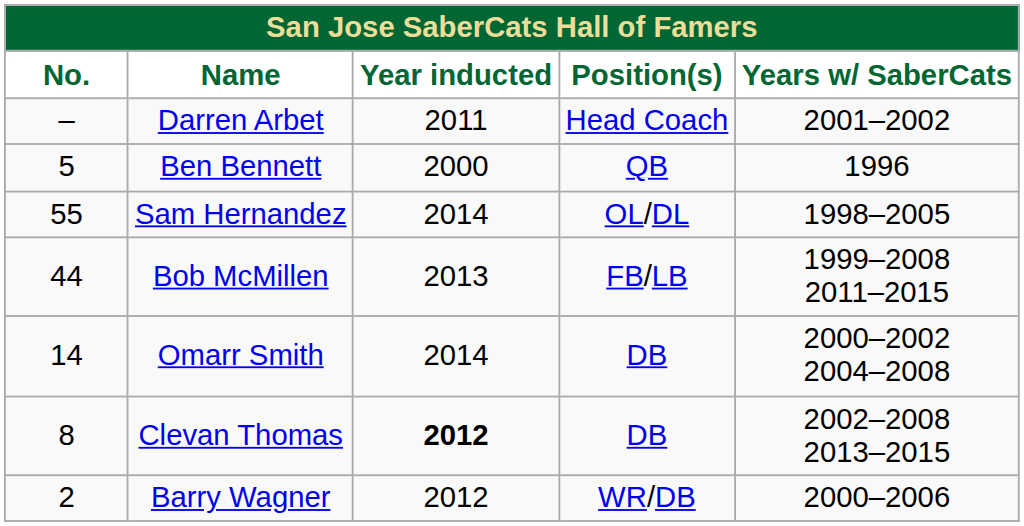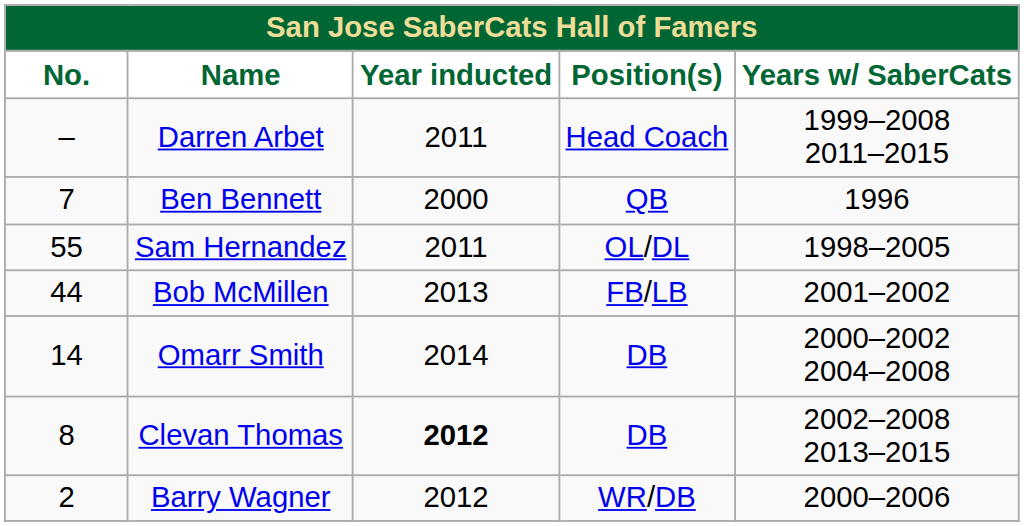(877, 120) 2001–2002 -> (877, 137) 1999–2008 2011–2015
(67, 167) 5 -> (67, 199) 7
(456, 213) 2014 -> (456, 246) 2011
(877, 276) 1999–2008 2011–2015 -> (877, 292) 2001–2002
